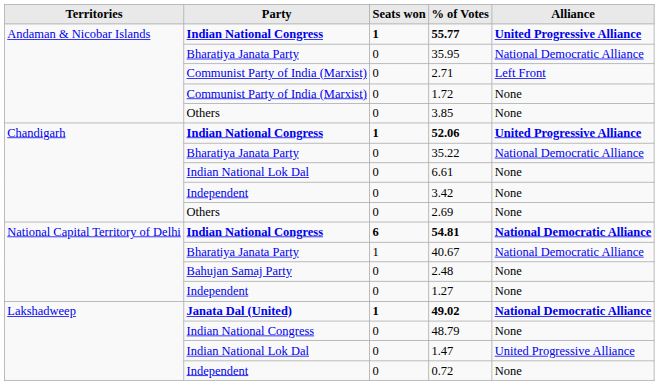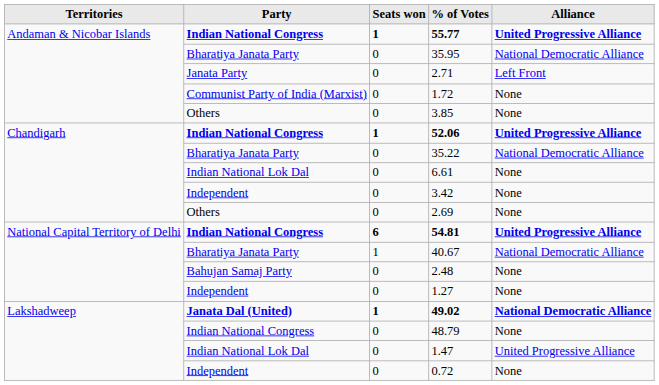(277, 73) Communist Party of India (Marxist) -> (217, 73) Janata Party
(573, 232) National Democratic Alliance -> (568, 232) United Progressive Alliance
